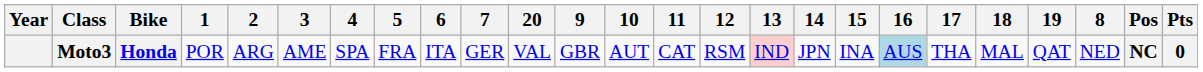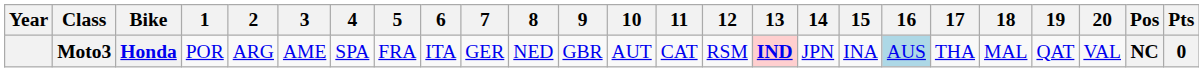columns swapped: (1100, 19) <-> (532, 19)
(772, 50) normal -> (775, 50) bold
